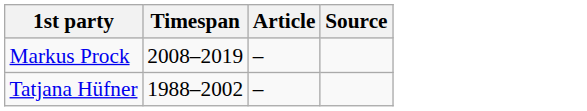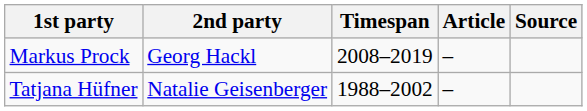+ column: (237, 21)
